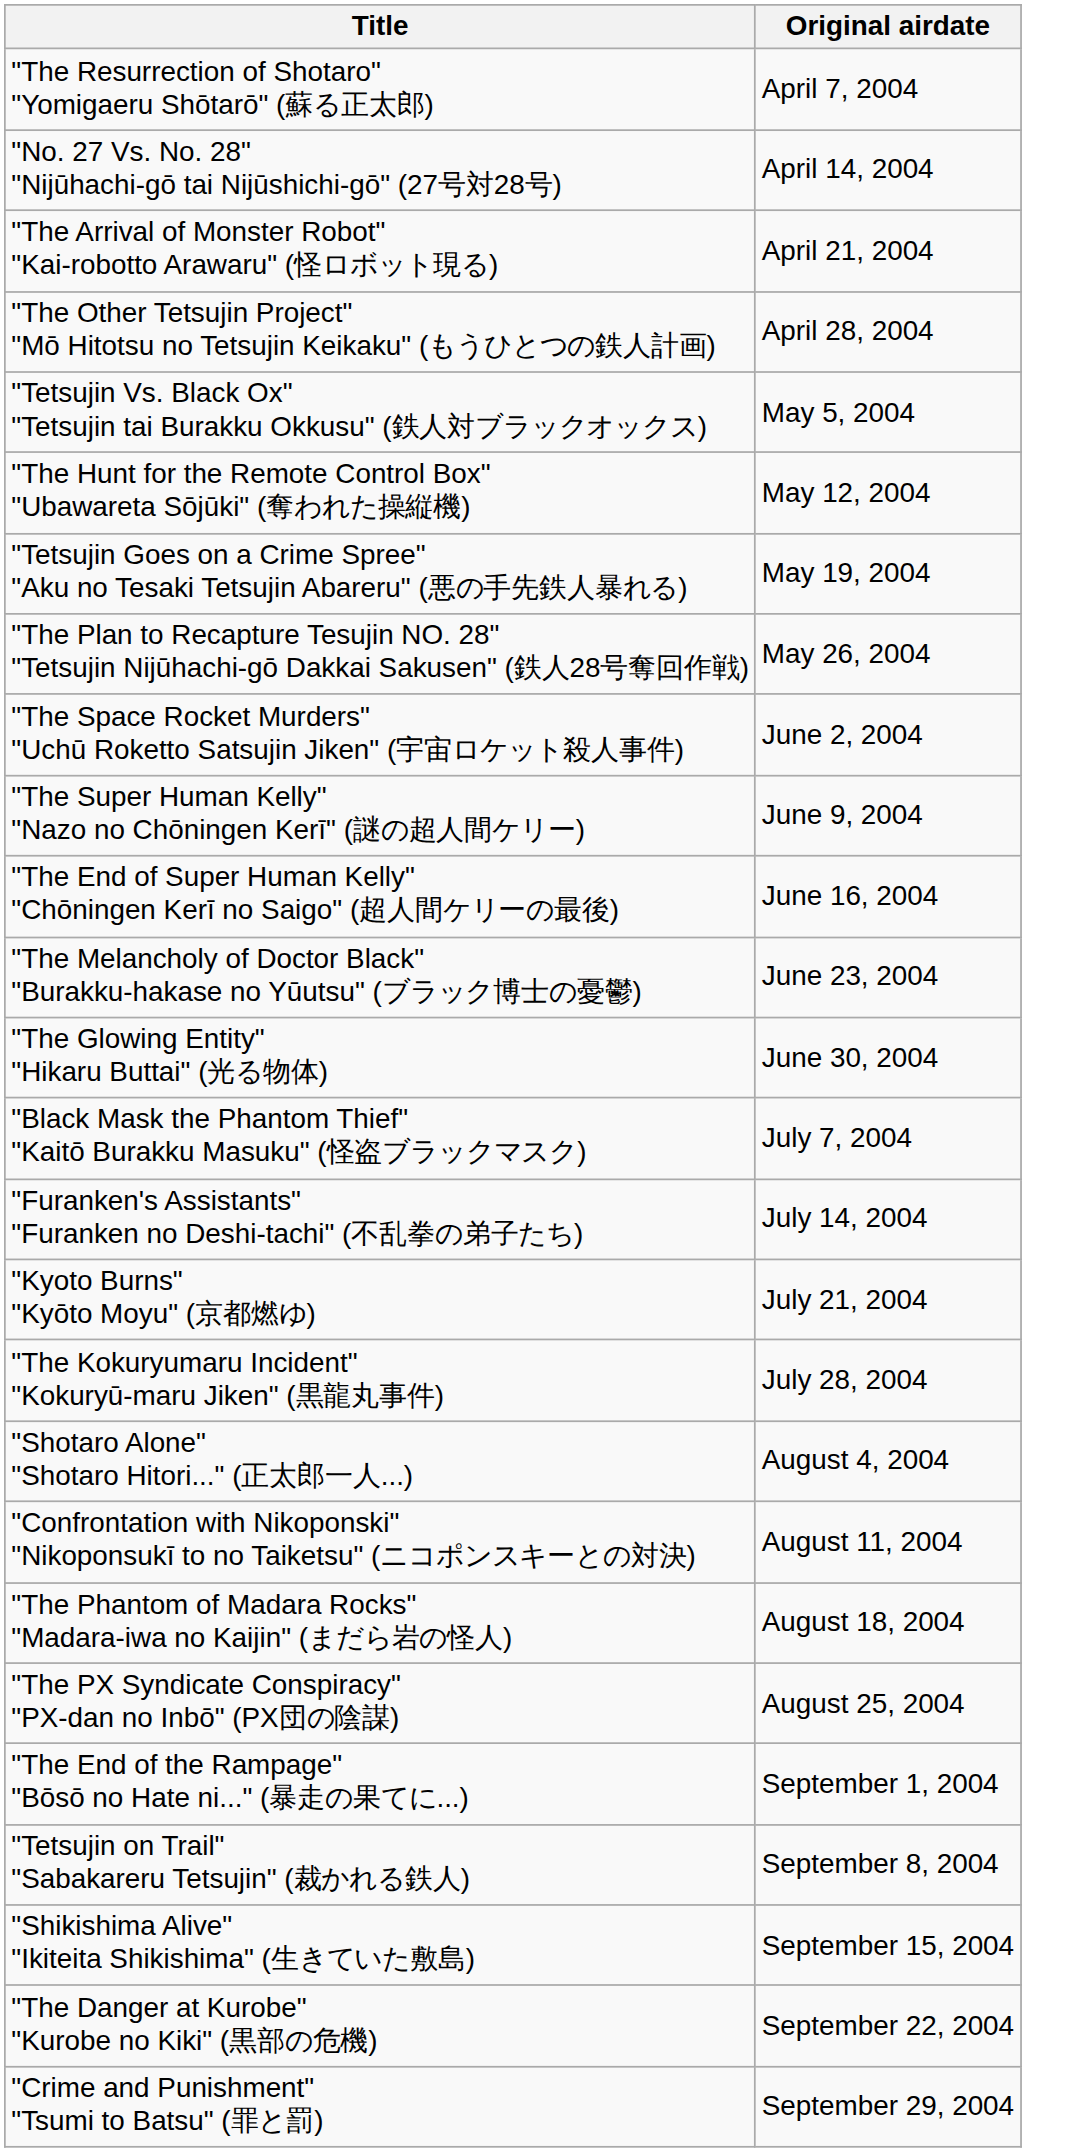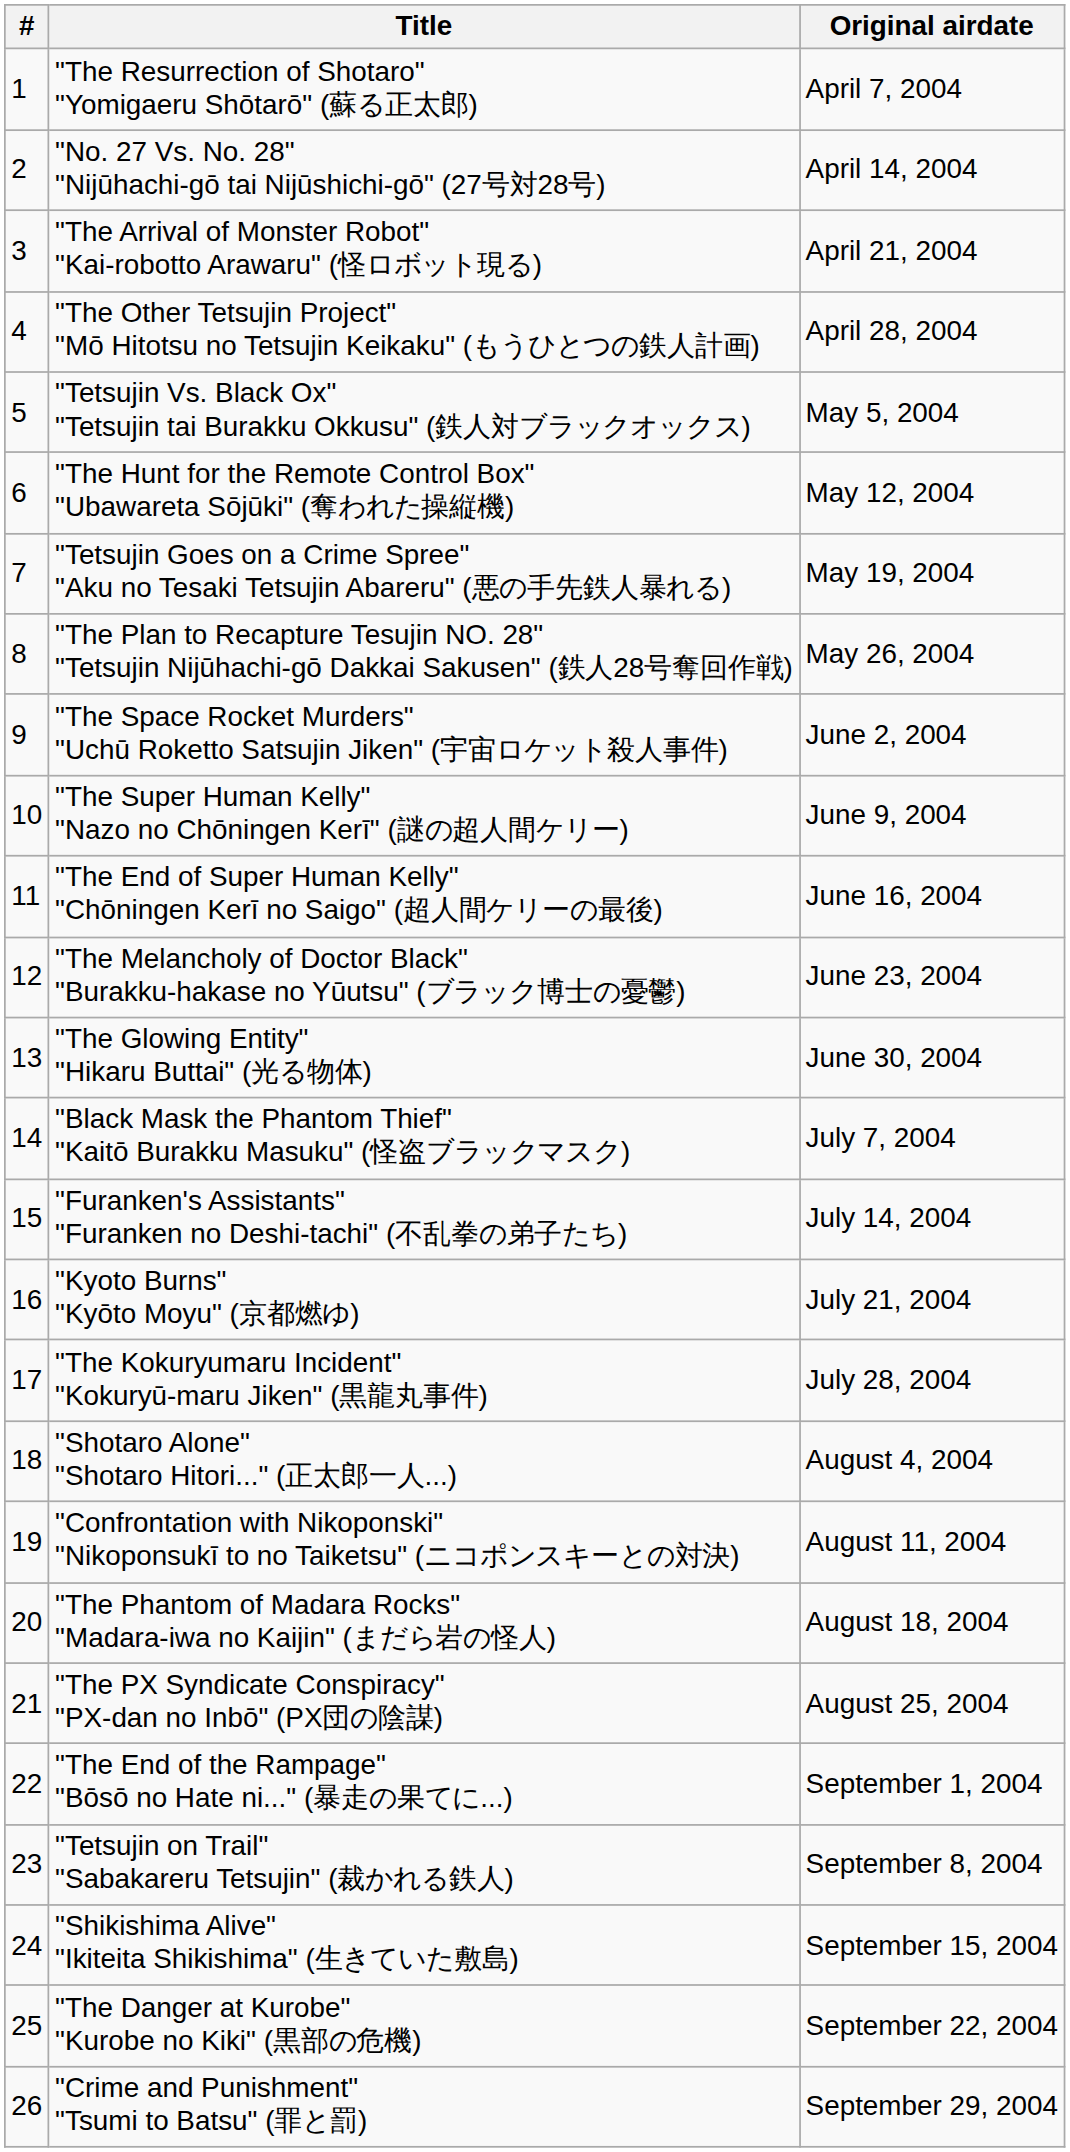+ column: (27, 26)
